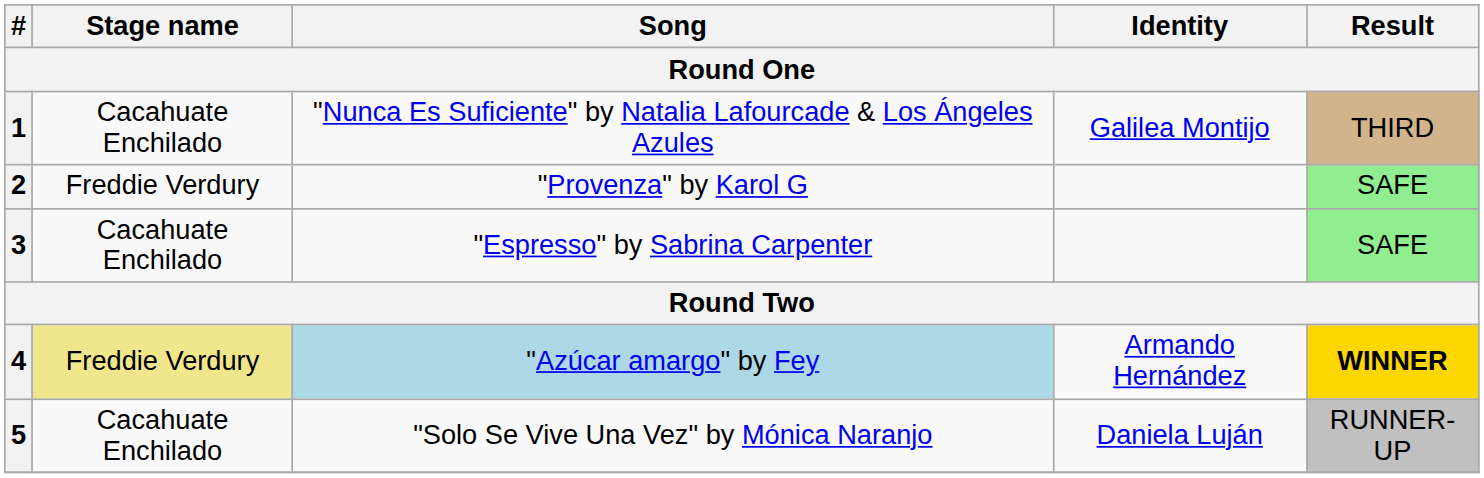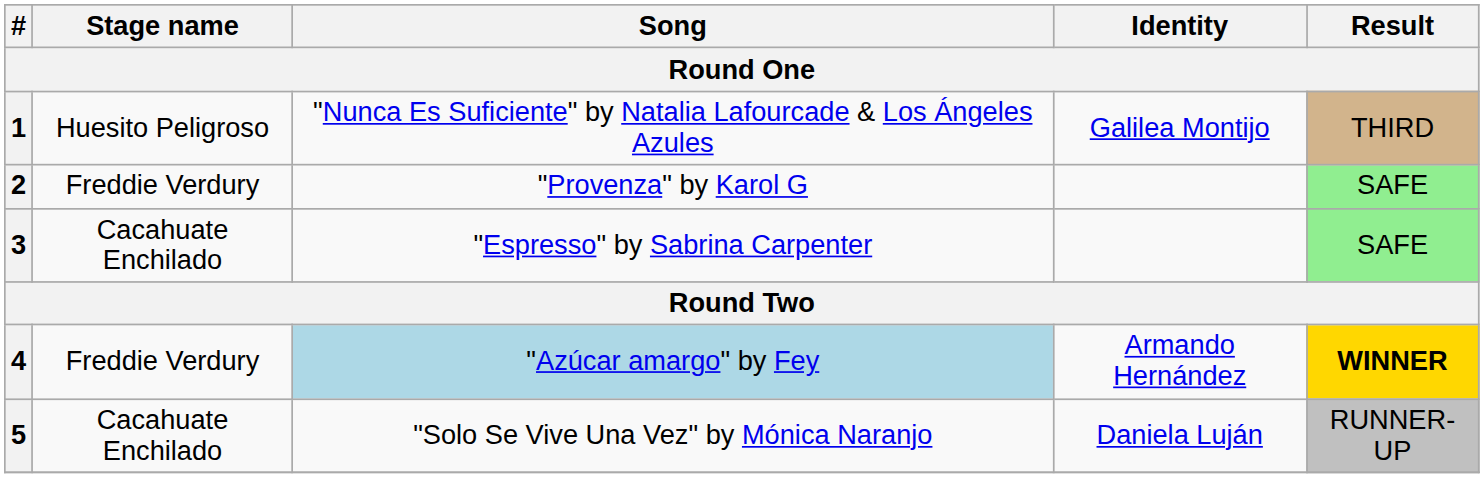(162, 127) Cacahuate Enchilado -> (162, 127) Huesito Peligroso
(162, 361) khaki background -> (162, 361) no background
